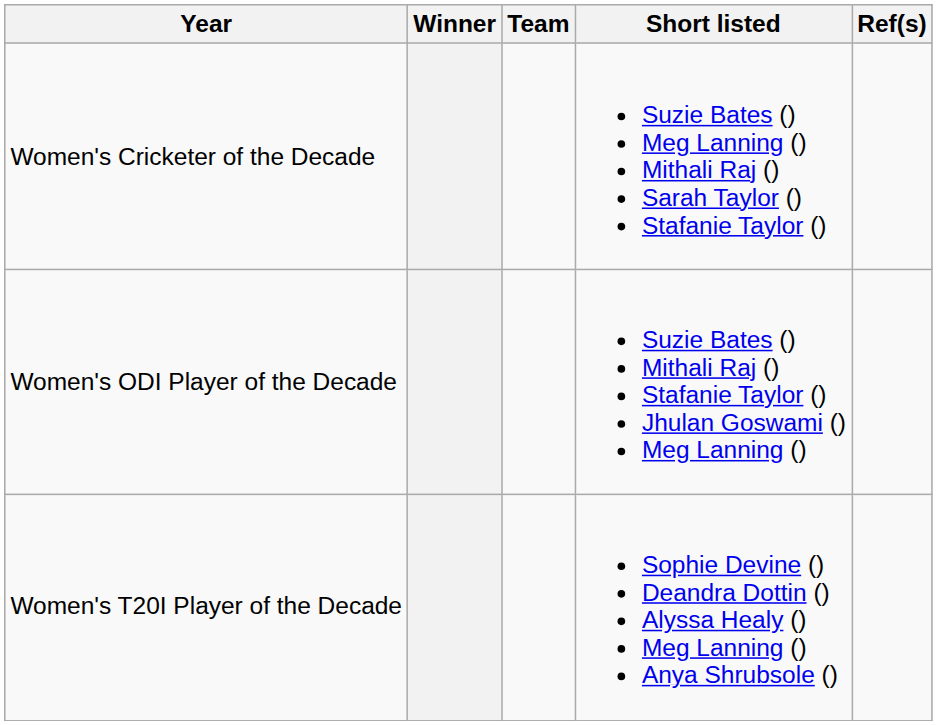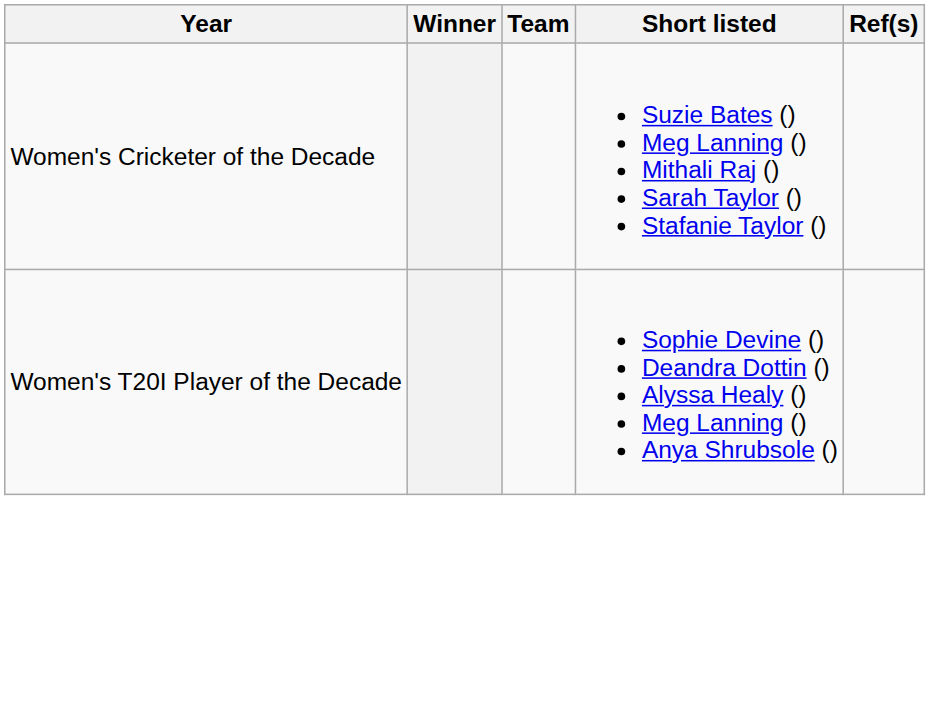- row: (204, 381)
